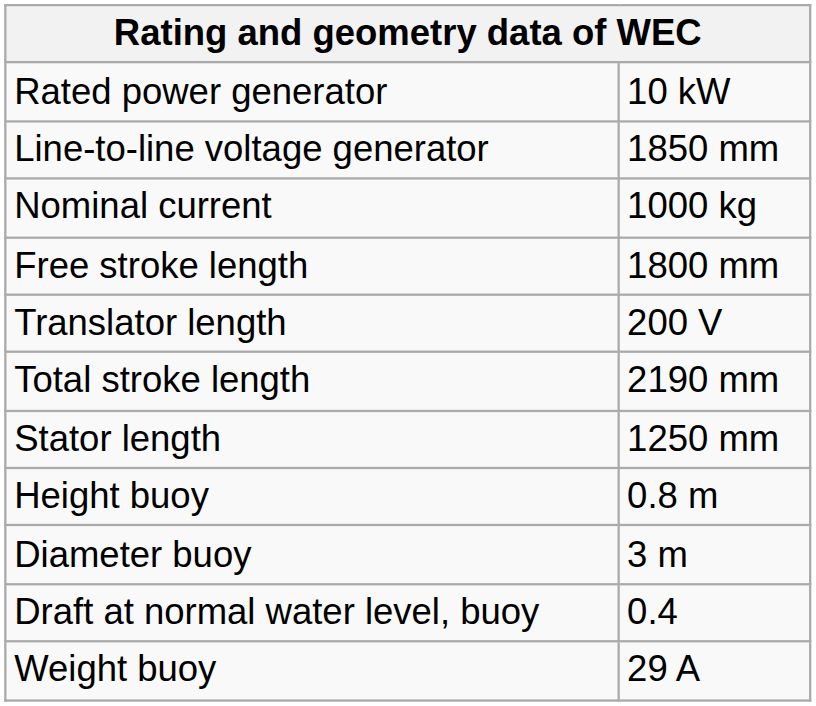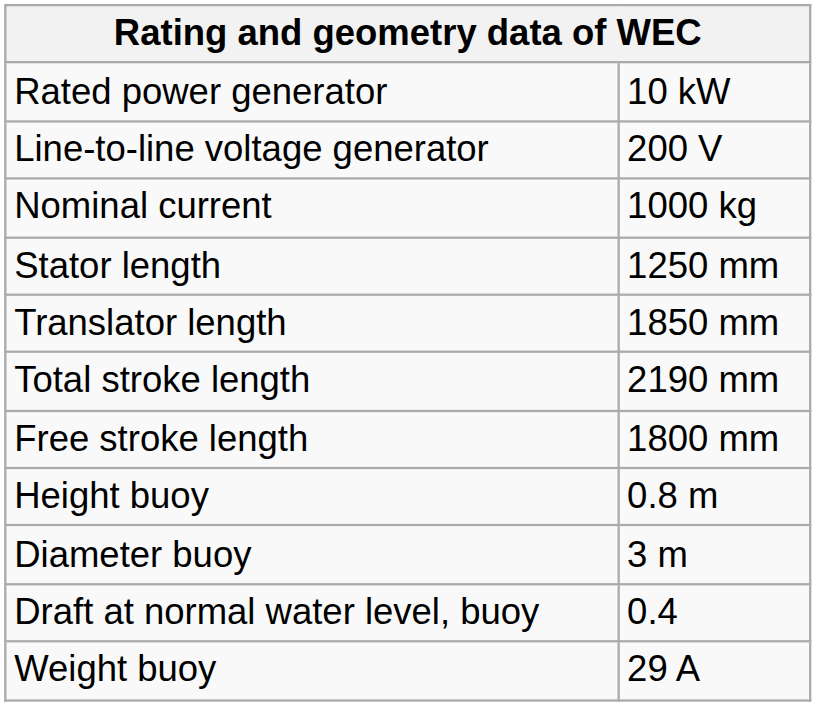(703, 149) 1850 mm -> (675, 149) 200 V
rows swapped: (118, 438) <-> (161, 264)
(675, 322) 200 V -> (703, 322) 1850 mm
